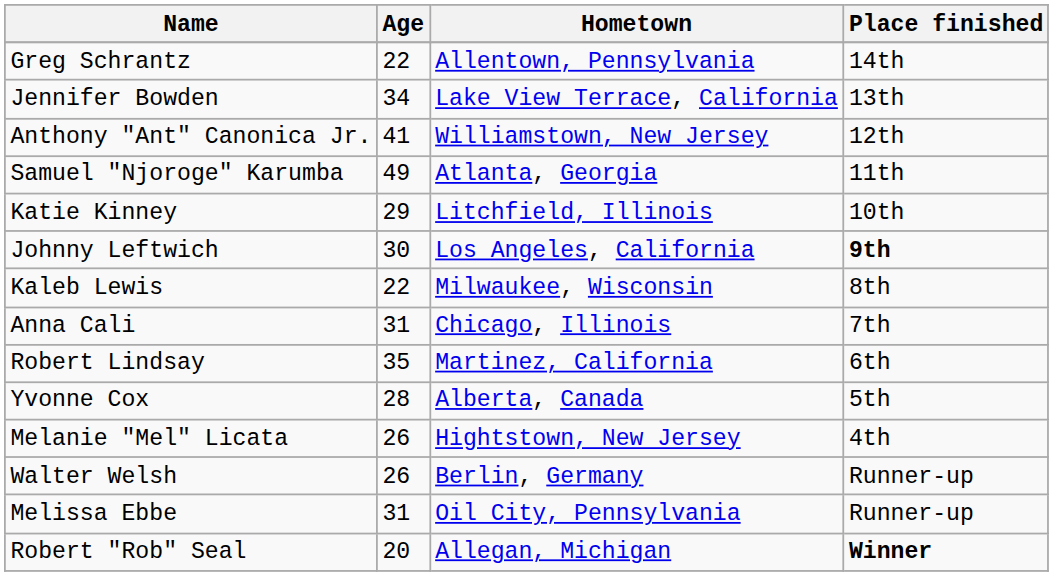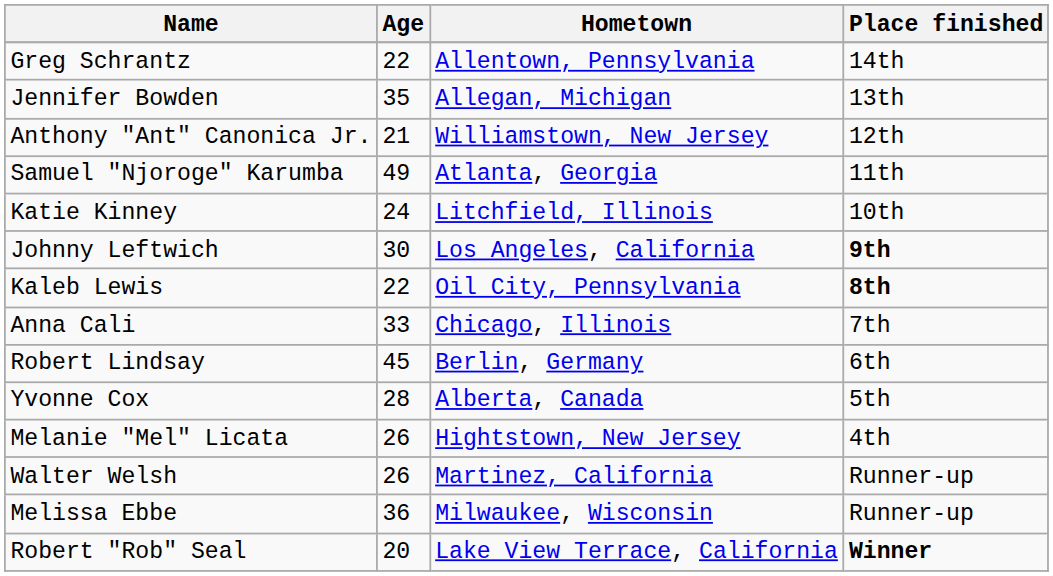(396, 99) 34 -> (396, 99) 35
(637, 99) Lake View Terrace, California -> (553, 99) Allegan, Michigan
(396, 137) 41 -> (396, 137) 21
(396, 212) 29 -> (396, 212) 24
(574, 288) Milwaukee, Wisconsin -> (588, 288) Oil City, Pennsylvania
(870, 288) normal -> (870, 288) bold
(396, 325) 31 -> (396, 325) 33
(396, 363) 35 -> (396, 363) 45
(574, 363) Martinez, California -> (539, 363) Berlin, Germany
(539, 476) Berlin, Germany -> (574, 476) Martinez, California
(396, 514) 31 -> (396, 514) 36
(588, 514) Oil City, Pennsylvania -> (574, 514) Milwaukee, Wisconsin
(553, 552) Allegan, Michigan -> (637, 552) Lake View Terrace, California
